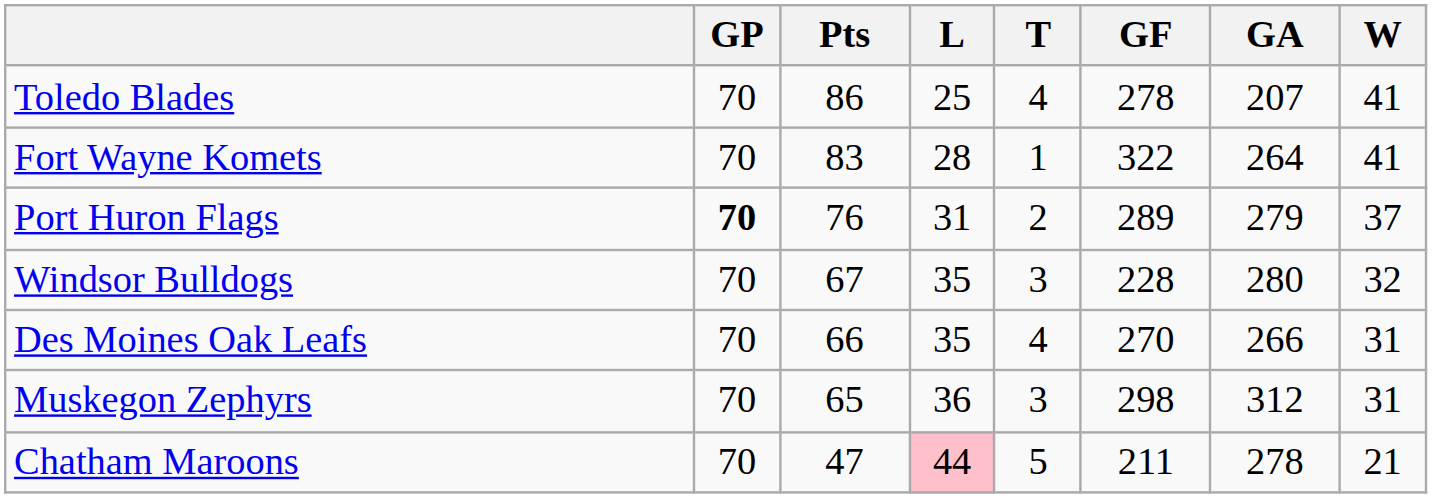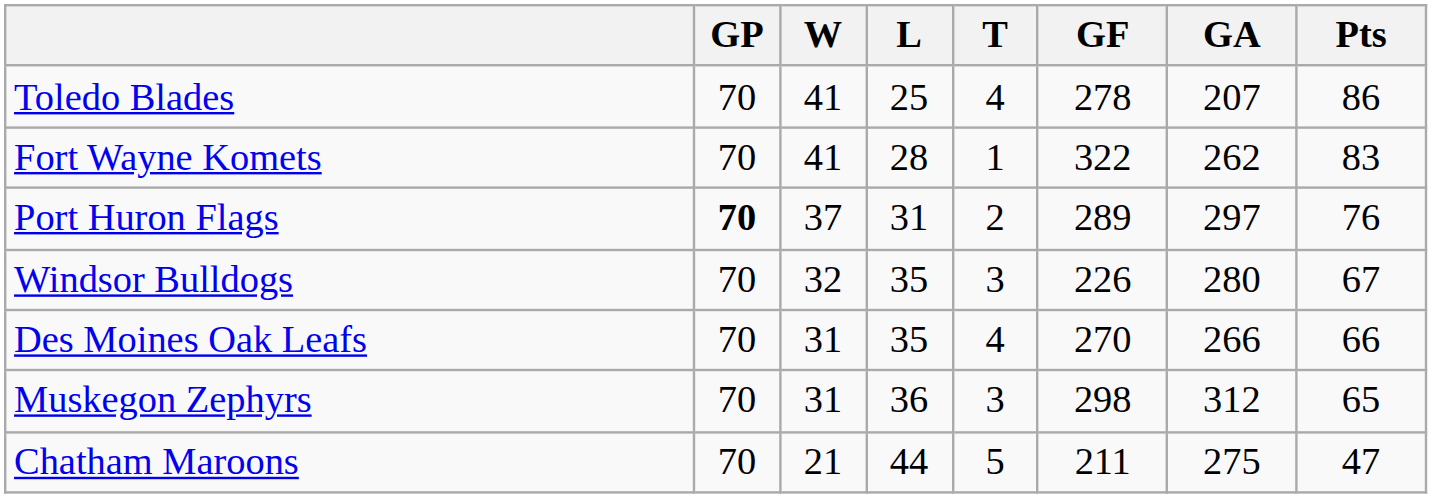columns swapped: (1383, 34) <-> (845, 34)
(1275, 156) 264 -> (1232, 156) 262
(1275, 217) 279 -> (1232, 217) 297
(1146, 278) 228 -> (1103, 278) 226
(952, 461) pink background -> (909, 461) no background
(1275, 461) 278 -> (1232, 461) 275
